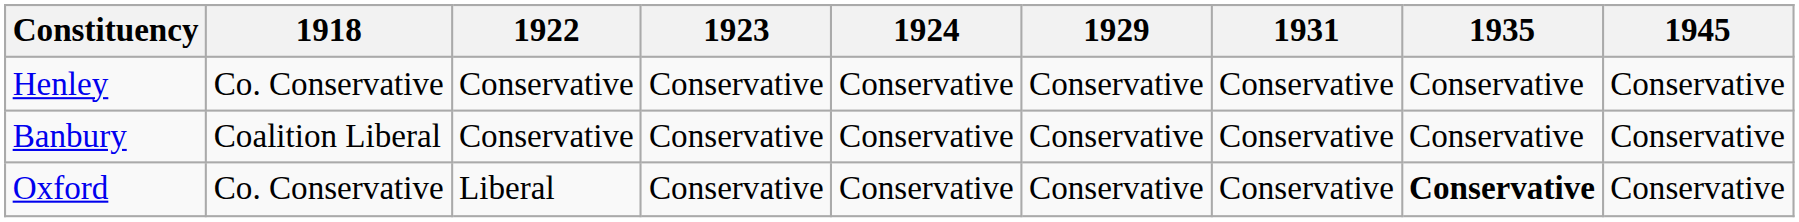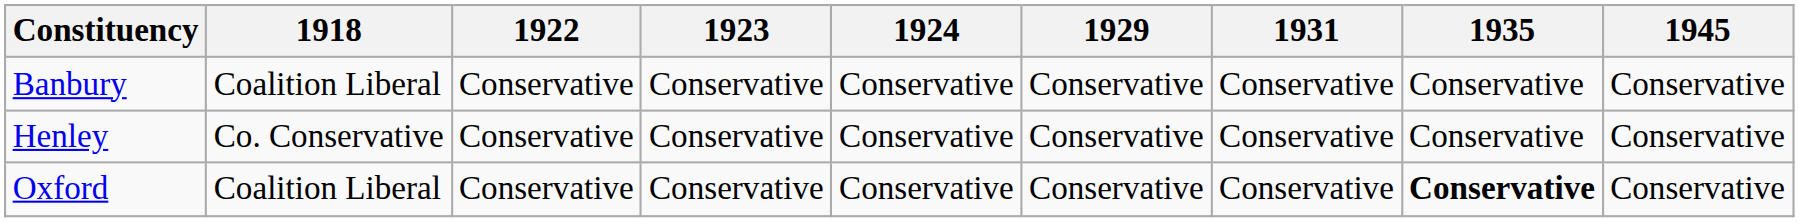rows swapped: (70, 135) <-> (60, 83)
(329, 188) Co. Conservative -> (327, 188) Coalition Liberal
(507, 188) Liberal -> (546, 188) Conservative
